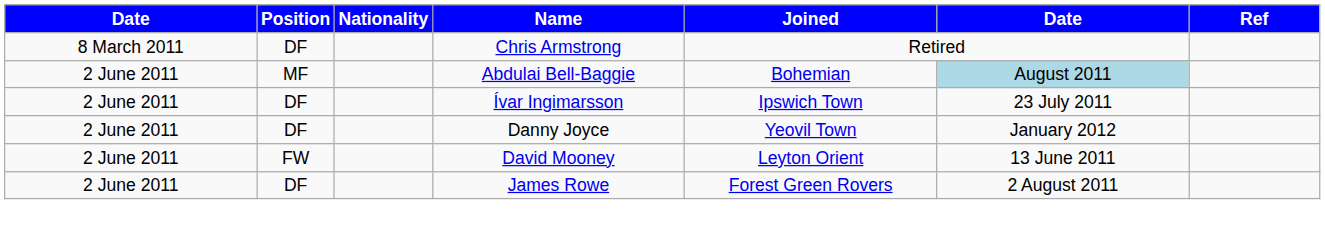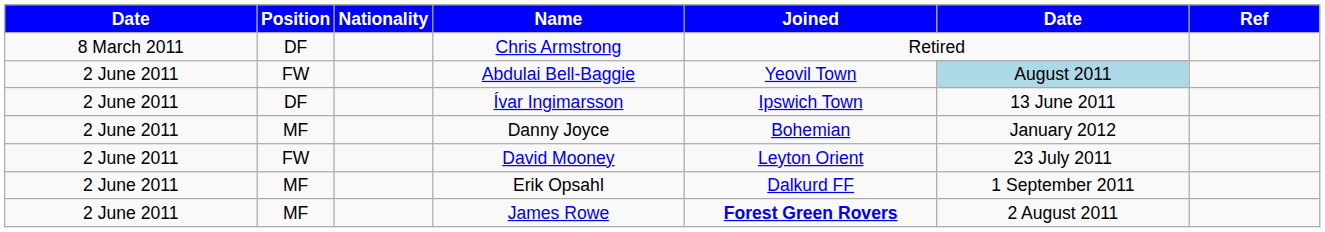(296, 74) MF -> (296, 74) FW
(811, 74) Bohemian -> (811, 74) Yeovil Town
(1063, 102) 23 July 2011 -> (1063, 102) 13 June 2011
(296, 130) DF -> (296, 130) MF
(811, 130) Yeovil Town -> (811, 130) Bohemian
(1063, 158) 13 June 2011 -> (1063, 158) 23 July 2011
+ row: (558, 185)
(296, 185) DF -> (296, 213) MF
(811, 185) normal -> (811, 213) bold
